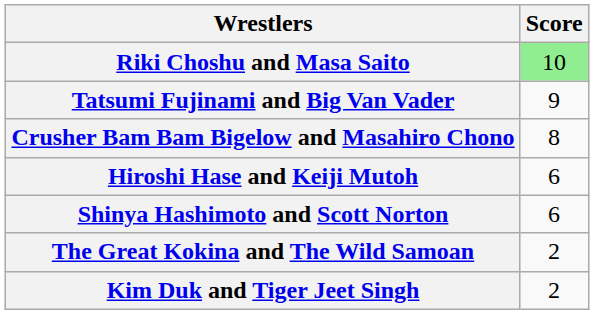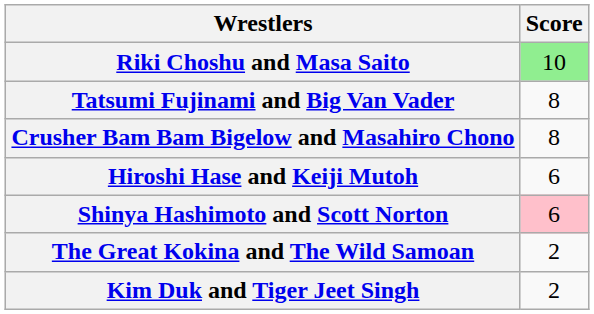(554, 99) 9 -> (554, 99) 8
(554, 213) no background -> (554, 213) pink background
